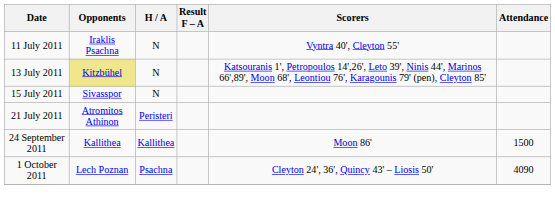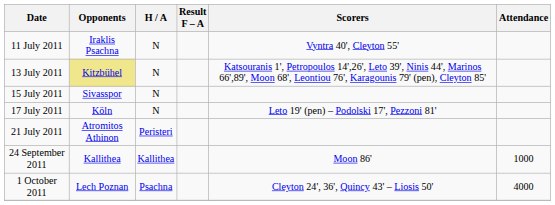+ row: (37, 110)
(524, 143) 1500 -> (524, 159) 1000
(524, 170) 4090 -> (524, 186) 4000
